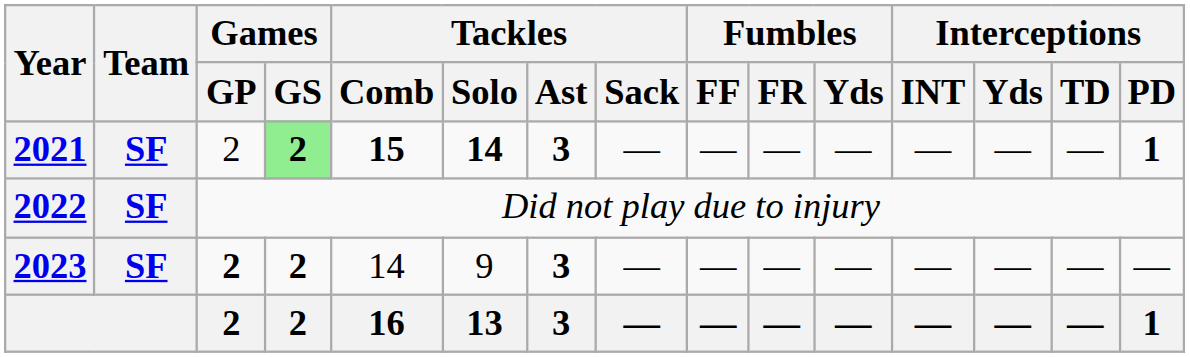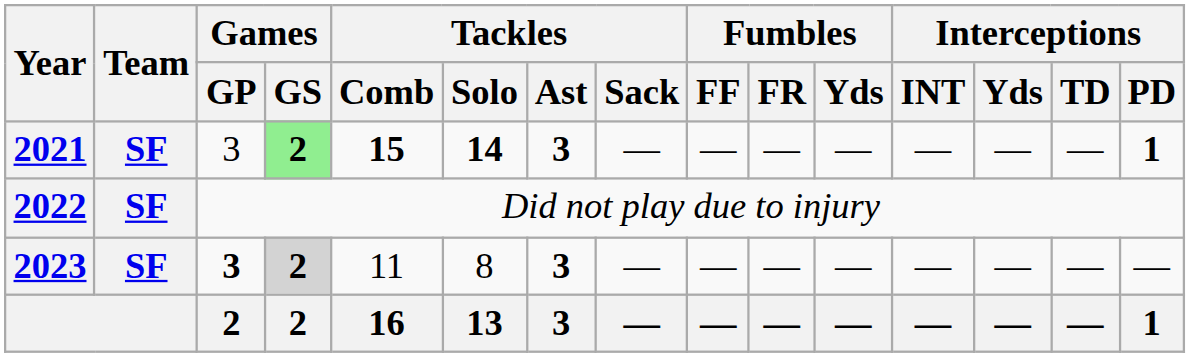(231, 149) 2 -> (231, 149) 3
(231, 264) 2 -> (231, 264) 3
(298, 264) no background -> (298, 264) lightgrey background
(387, 264) 14 -> (387, 264) 11
(484, 264) 9 -> (484, 264) 8
